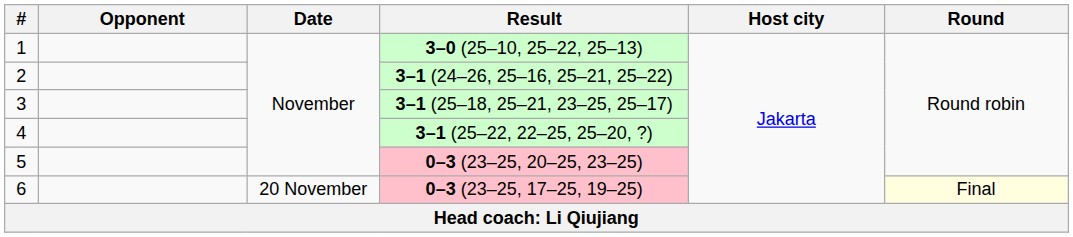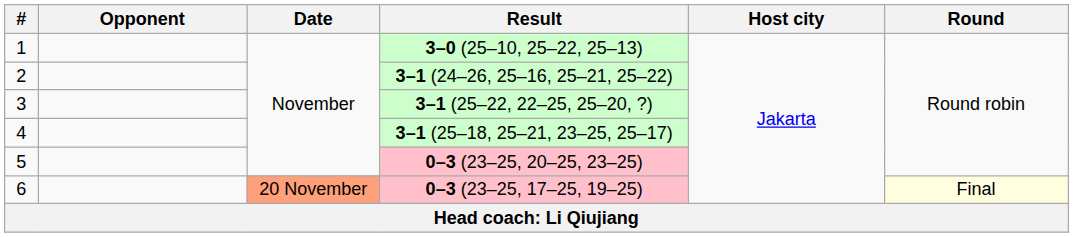(534, 105) 3–1 (25–18, 25–21, 23–25, 25–17) -> (534, 105) 3–1 (25–22, 22–25, 25–20, ?)
(534, 133) 3–1 (25–22, 22–25, 25–20, ?) -> (534, 133) 3–1 (25–18, 25–21, 23–25, 25–17)
(313, 190) no background -> (313, 190) lightsalmon background
